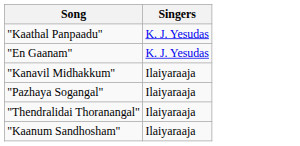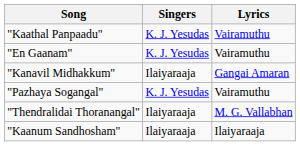+ column: (254, 14)
(170, 92) Ilaiyaraaja -> (177, 92) K. J. Yesudas
